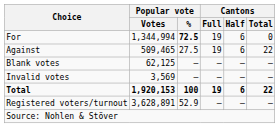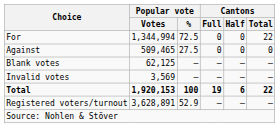(189, 37) bold -> (189, 37) normal
(217, 37) 19 -> (219, 37) 0
(242, 37) 6 -> (242, 37) 0
(270, 37) 0 -> (268, 37) 22
(217, 50) 19 -> (219, 50) 0
(242, 50) 6 -> (242, 50) 0
(268, 50) 22 -> (270, 50) 0
